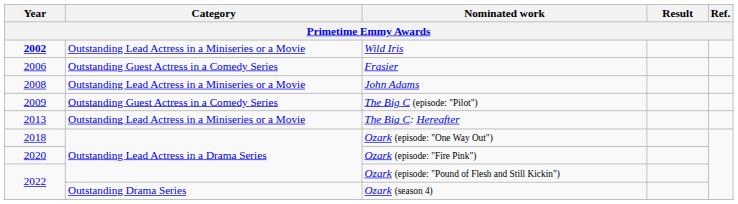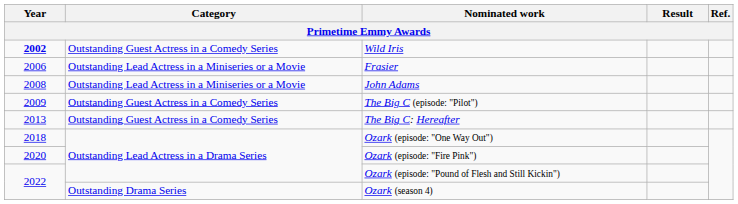(187, 48) Outstanding Lead Actress in a Miniseries or a Movie -> (173, 48) Outstanding Guest Actress in a Comedy Series
(173, 66) Outstanding Guest Actress in a Comedy Series -> (187, 66) Outstanding Lead Actress in a Miniseries or a Movie
(187, 119) Outstanding Lead Actress in a Miniseries or a Movie -> (173, 119) Outstanding Guest Actress in a Comedy Series
